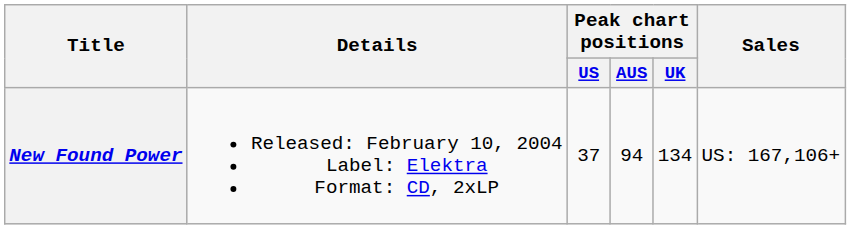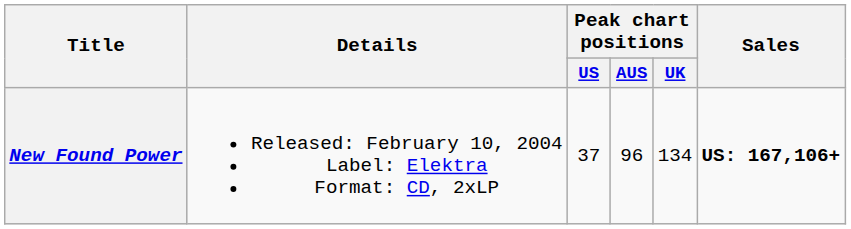(632, 156) 94 -> (632, 156) 96
(771, 156) normal -> (771, 156) bold
